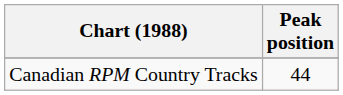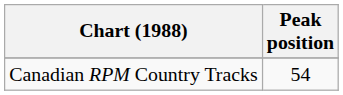(300, 74) 44 -> (300, 74) 54
